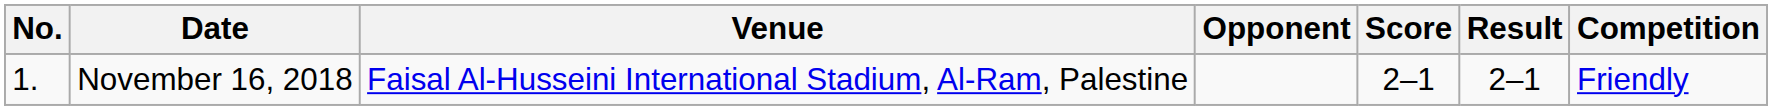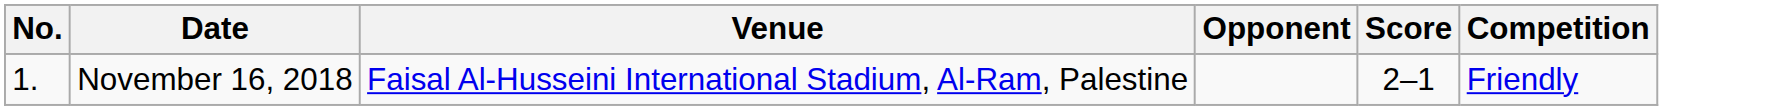- column: (1515, 29)
